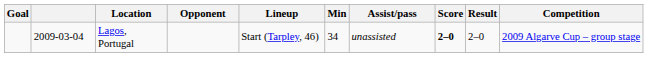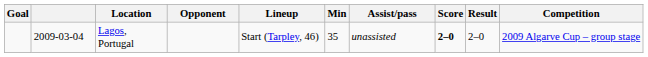(333, 37) 34 -> (333, 37) 35
